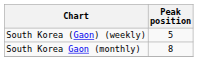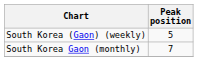(171, 49) 8 -> (171, 49) 7
